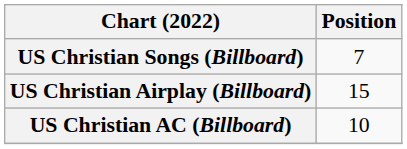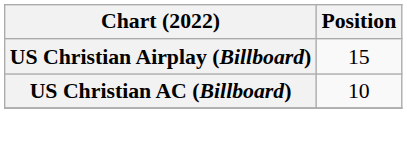- row: (161, 56)
